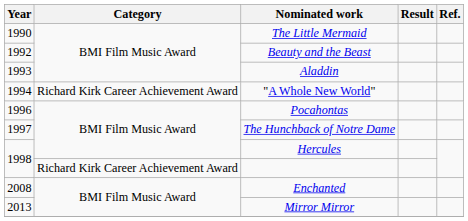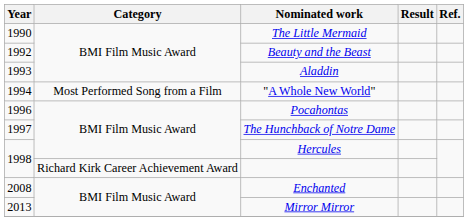(138, 91) Richard Kirk Career Achievement Award -> (138, 91) Most Performed Song from a Film
